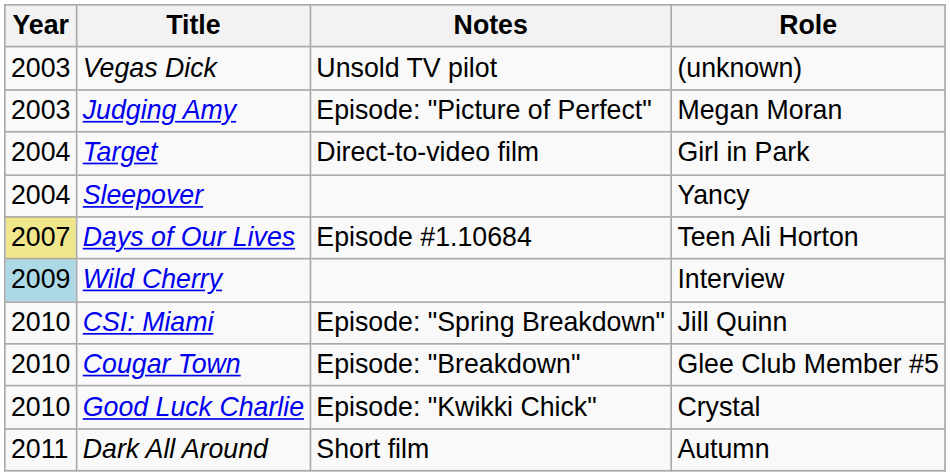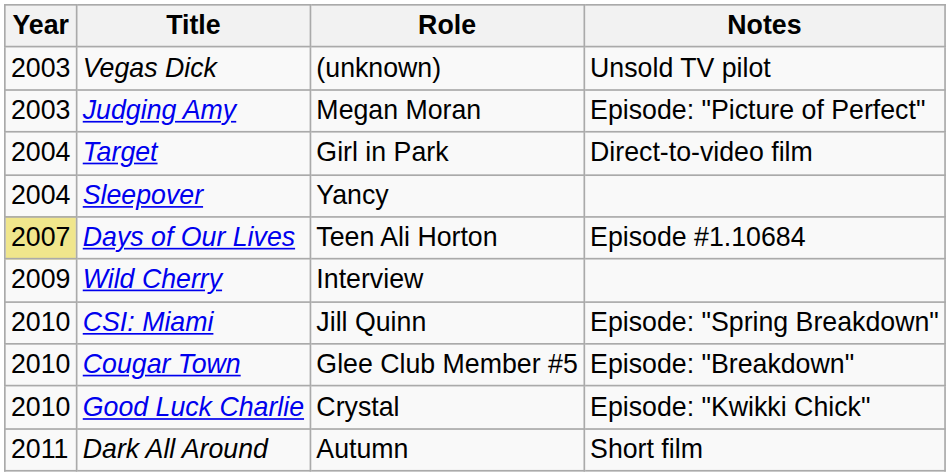columns swapped: (808, 25) <-> (491, 25)
(41, 279) lightblue background -> (41, 279) no background
